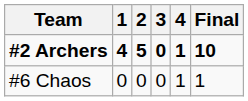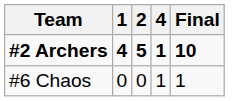- column: (161, 19)
